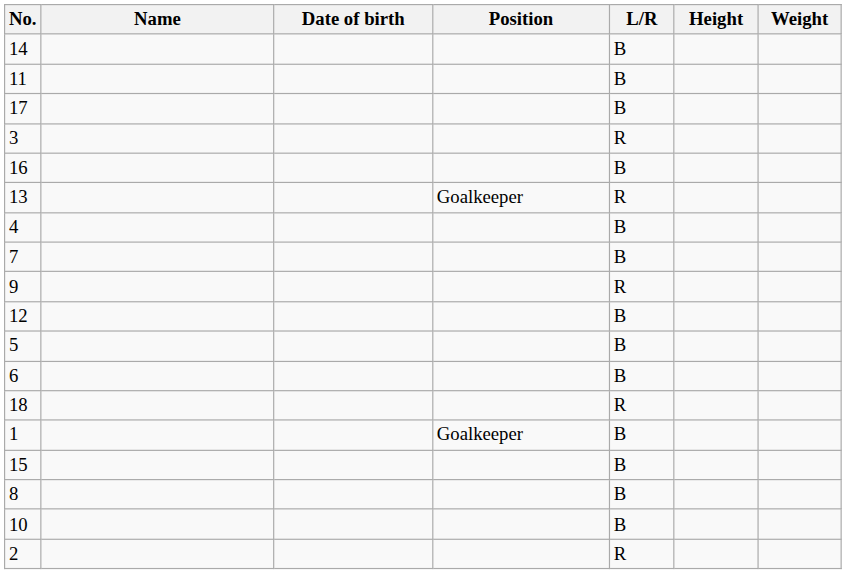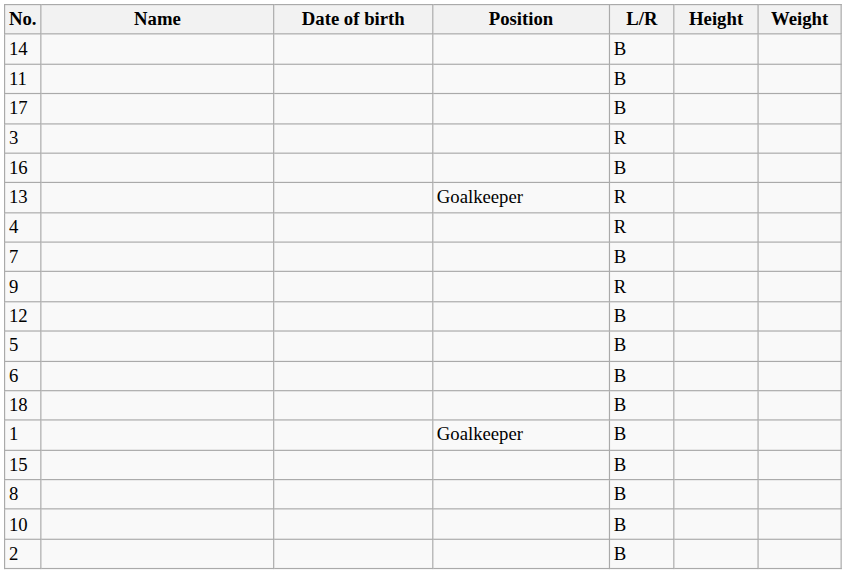(620, 227) B -> (620, 227) R
(620, 405) R -> (620, 405) B
(620, 553) R -> (620, 553) B
